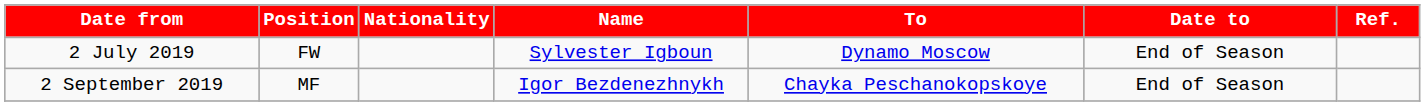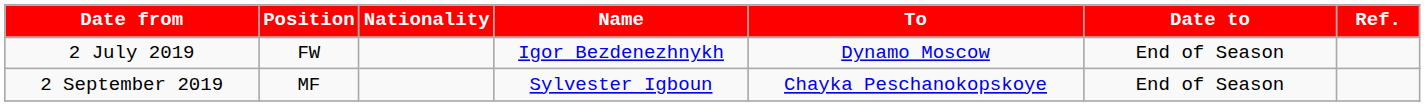(621, 53) Sylvester Igboun -> (621, 53) Igor Bezdenezhnykh
(621, 85) Igor Bezdenezhnykh -> (621, 85) Sylvester Igboun
